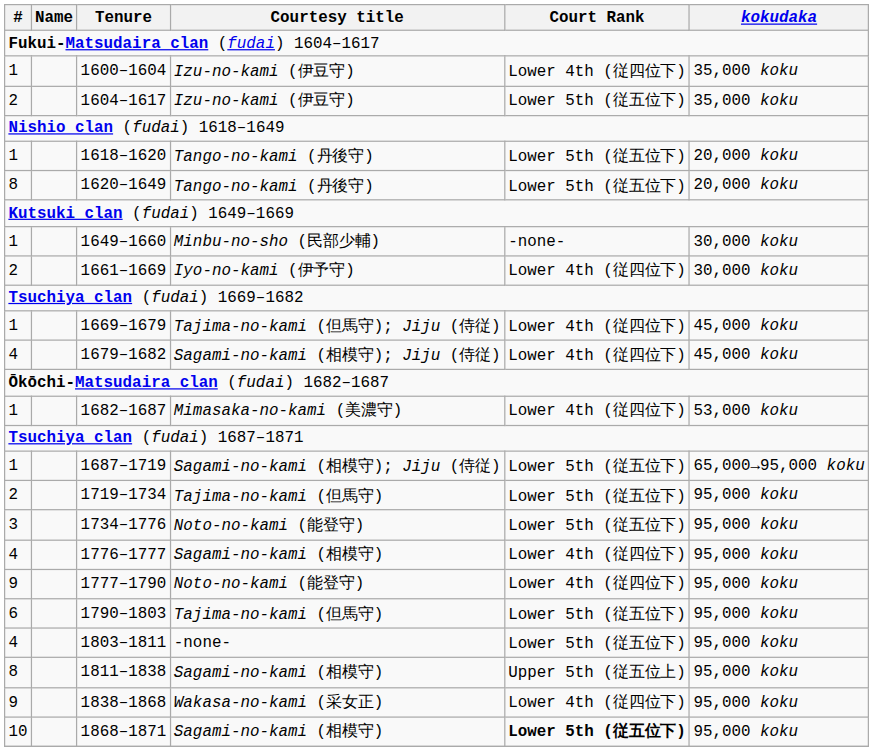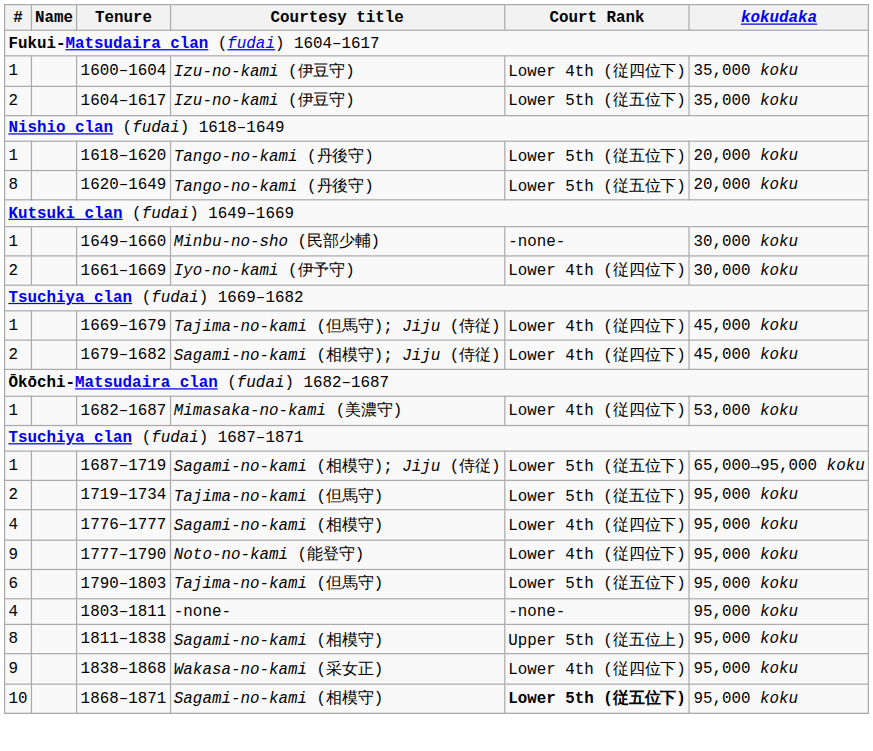(13, 355) 4 -> (13, 355) 2
- row: (123, 525)
(597, 644) Lower 5th (従五位下) -> (537, 612) -none-
